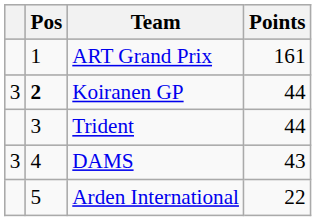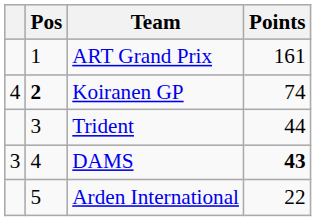(15, 91) 3 -> (15, 91) 4
(295, 91) 44 -> (295, 91) 74
(295, 161) normal -> (295, 161) bold
